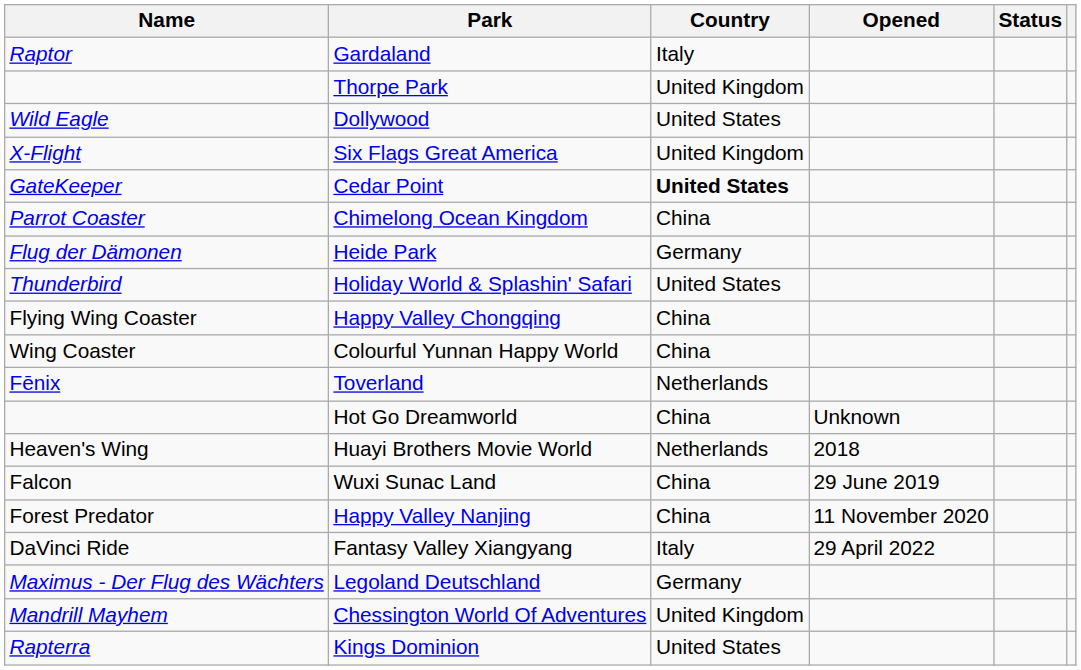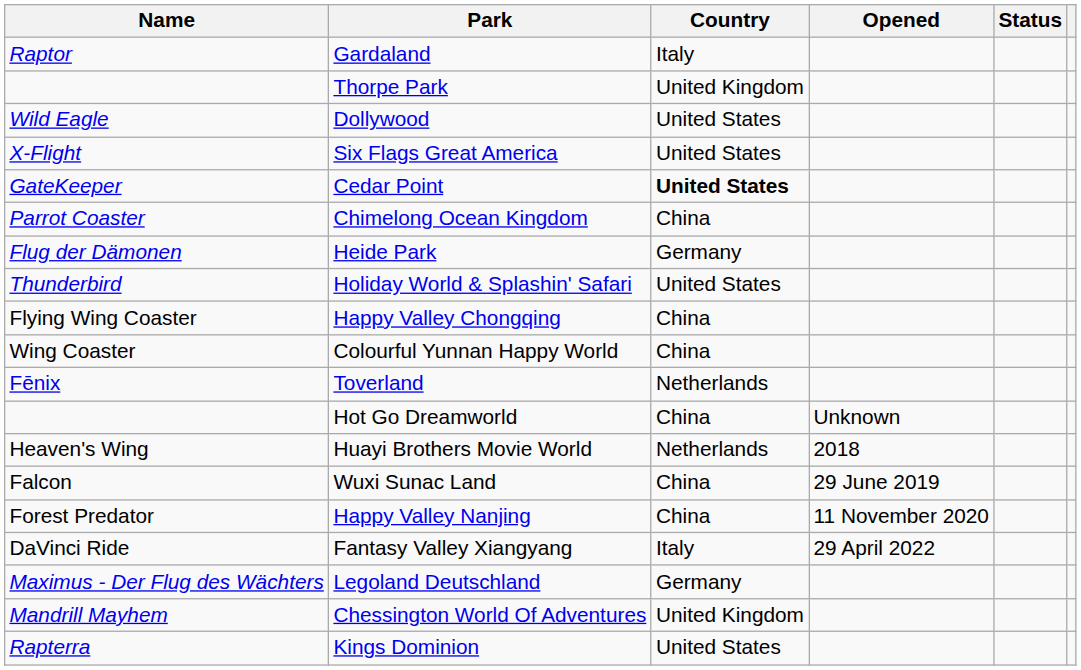(730, 152) United Kingdom -> (718, 152) United States
